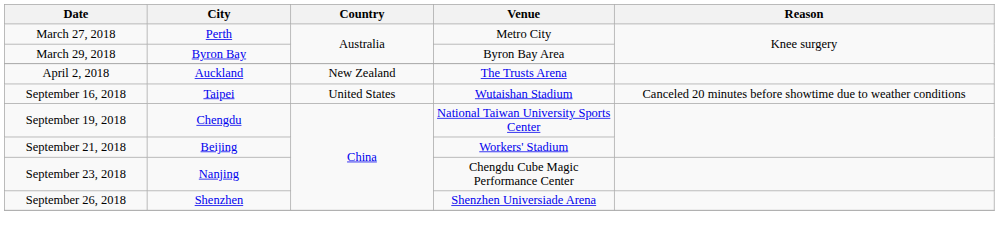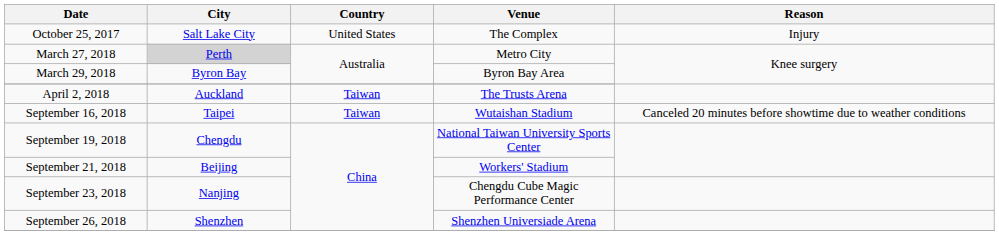+ row: (76, 34)
(219, 34) no background -> (219, 53) lightgrey background
(362, 73) New Zealand -> (362, 93) Taiwan
(362, 93) United States -> (362, 113) Taiwan
